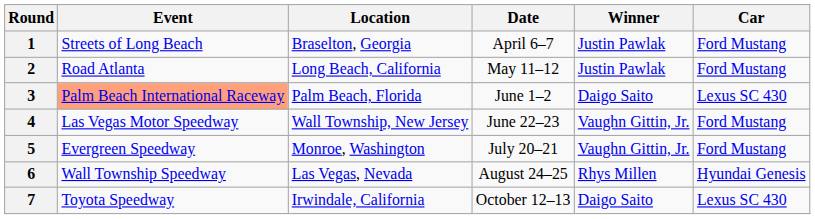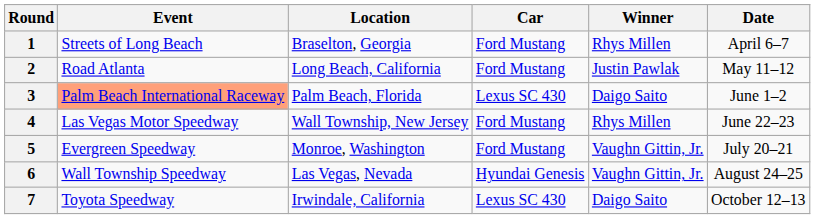columns swapped: (523, 17) <-> (751, 17)
(622, 44) Justin Pawlak -> (631, 44) Rhys Millen
(634, 122) Vaughn Gittin, Jr. -> (631, 122) Rhys Millen
(617, 174) Rhys Millen -> (648, 174) Vaughn Gittin, Jr.
